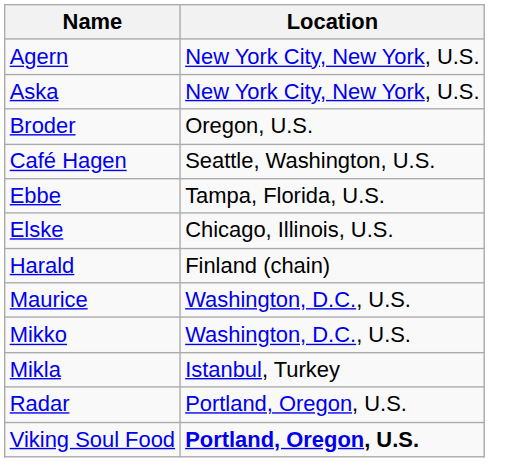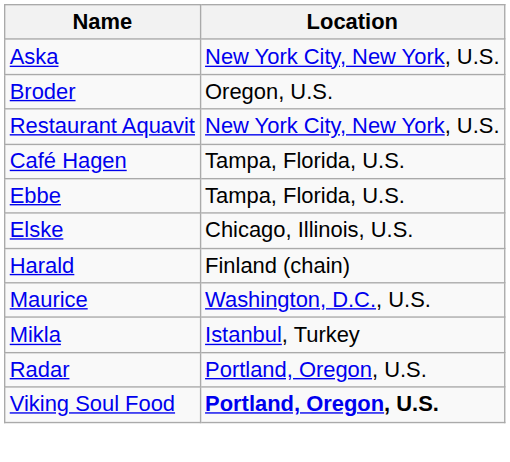- row: (39, 56)
+ row: (102, 126)
(310, 160) Seattle, Washington, U.S. -> (305, 160) Tampa, Florida, U.S.
- row: (38, 334)
